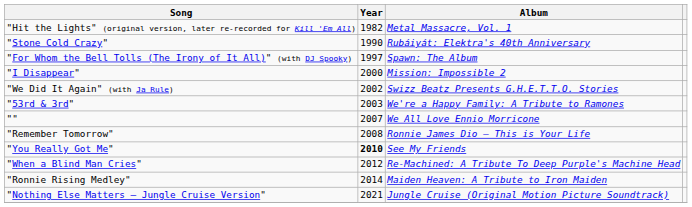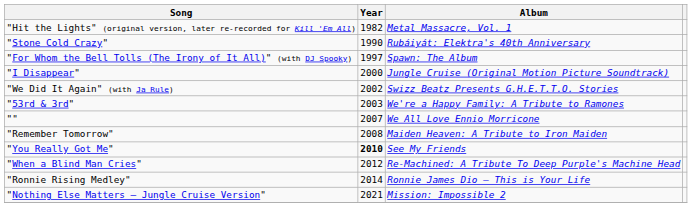(447, 73) Mission: Impossible 2 -> (528, 73) Jungle Cruise (Original Motion Picture Soundtrack)
(489, 134) Ronnie James Dio – This is Your Life -> (497, 134) Maiden Heaven: A Tribute to Iron Maiden
(497, 180) Maiden Heaven: A Tribute to Iron Maiden -> (489, 180) Ronnie James Dio – This is Your Life
(528, 195) Jungle Cruise (Original Motion Picture Soundtrack) -> (447, 195) Mission: Impossible 2
